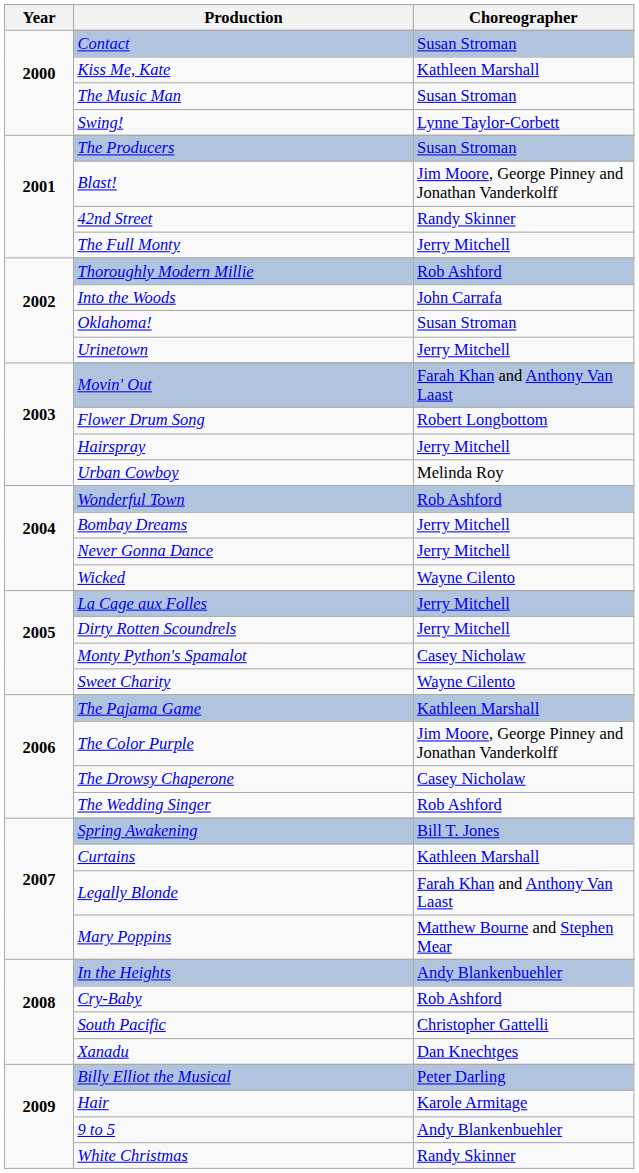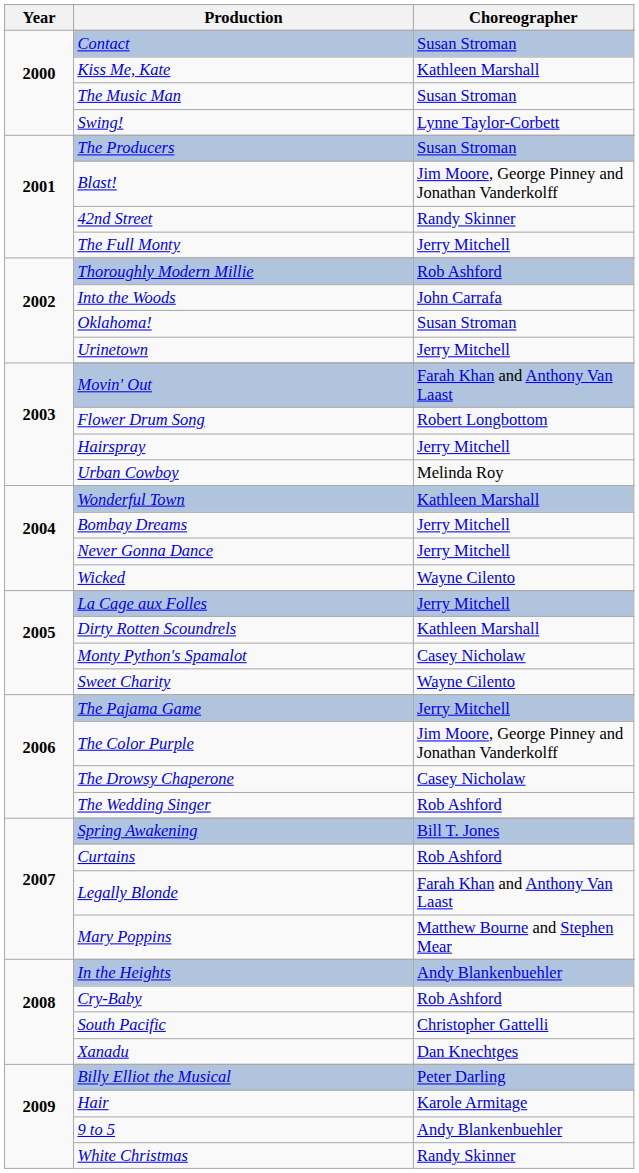(459, 498) Rob Ashford -> (478, 498) Kathleen Marshall
(464, 629) Jerry Mitchell -> (478, 629) Kathleen Marshall
(478, 708) Kathleen Marshall -> (464, 708) Jerry Mitchell
(478, 857) Kathleen Marshall -> (459, 857) Rob Ashford
